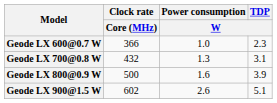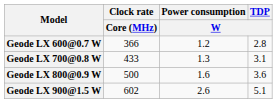(203, 43) 1.0 -> (203, 43) 1.2
(260, 43) 2.3 -> (260, 43) 2.8
(131, 59) 432 -> (131, 59) 433
(260, 75) 3.9 -> (260, 75) 3.6
